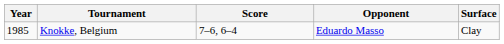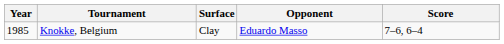columns swapped: (479, 12) <-> (255, 12)
